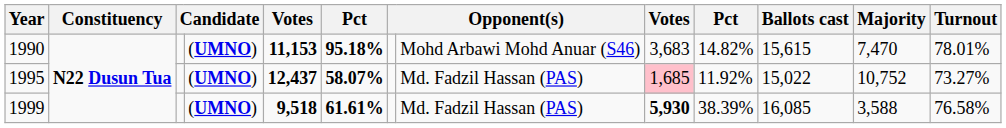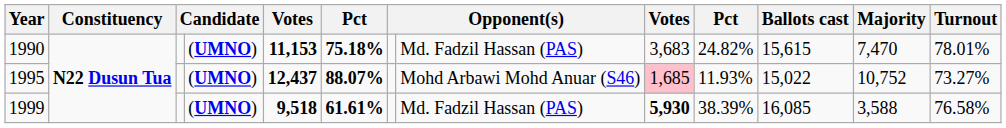(355, 48) 95.18% -> (355, 48) 75.18%
(520, 48) Mohd Arbawi Mohd Anuar (S46) -> (492, 48) Md. Fadzil Hassan (PAS)
(726, 48) 14.82% -> (726, 48) 24.82%
(355, 78) 58.07% -> (355, 78) 88.07%
(492, 78) Md. Fadzil Hassan (PAS) -> (520, 78) Mohd Arbawi Mohd Anuar (S46)
(725, 78) 11.92% -> (725, 78) 11.93%
